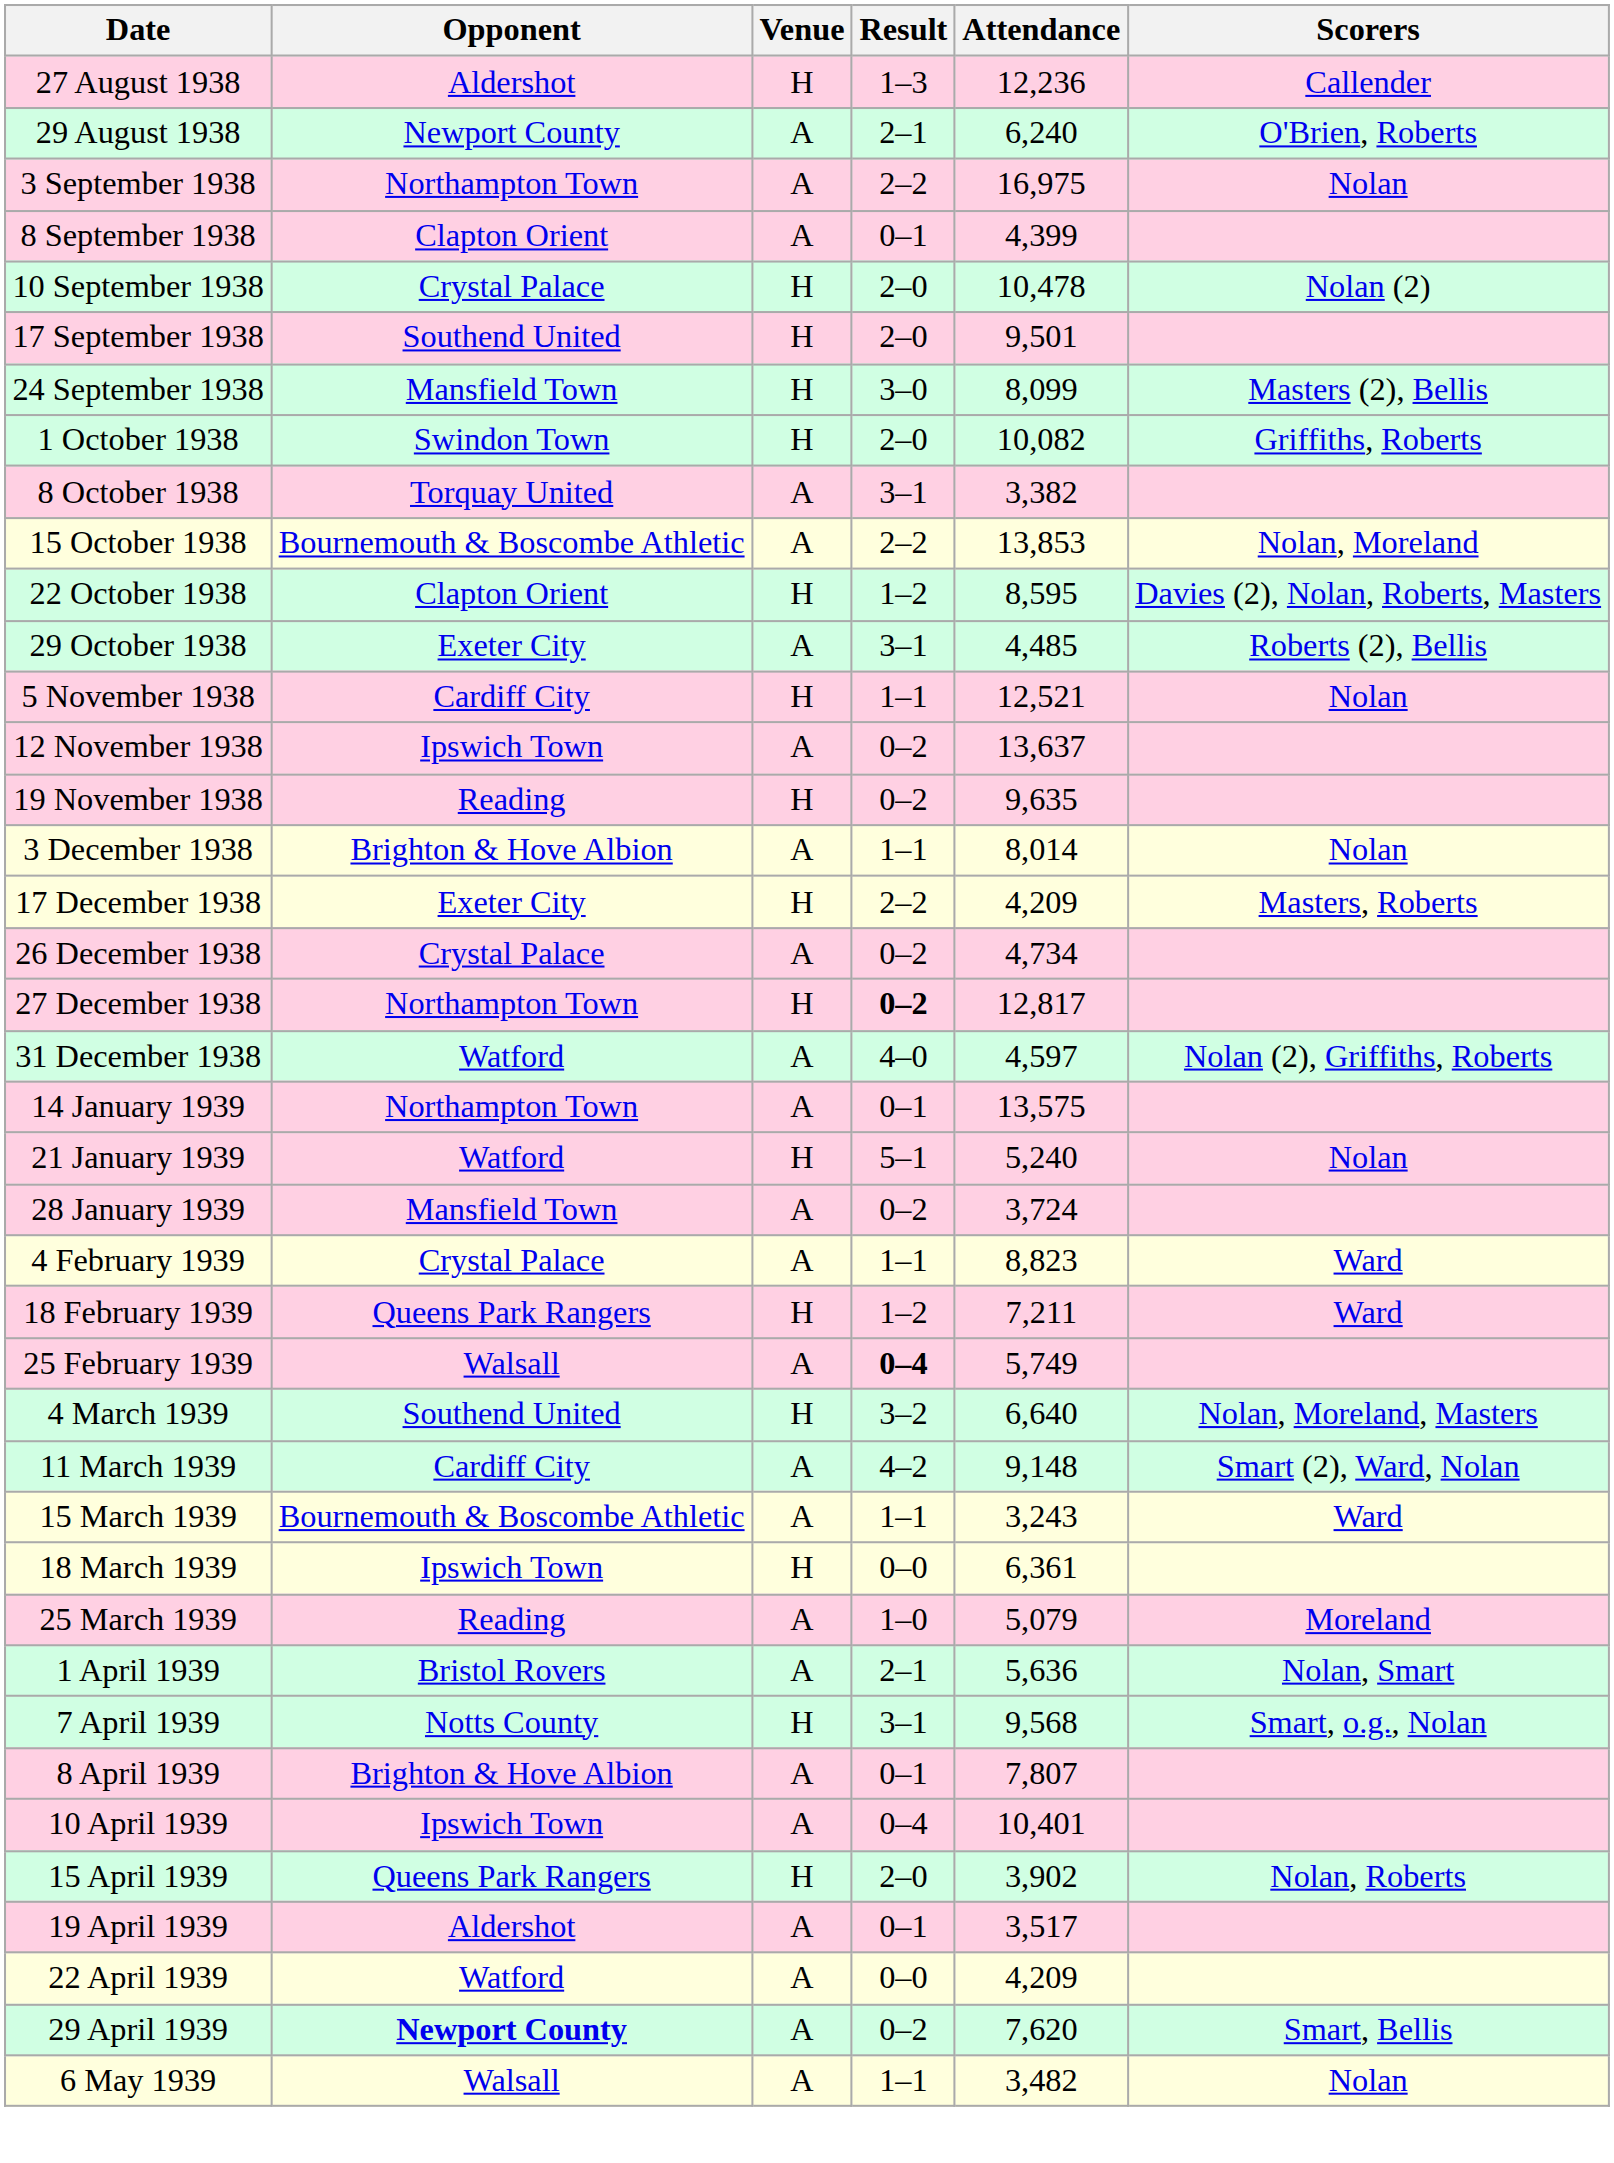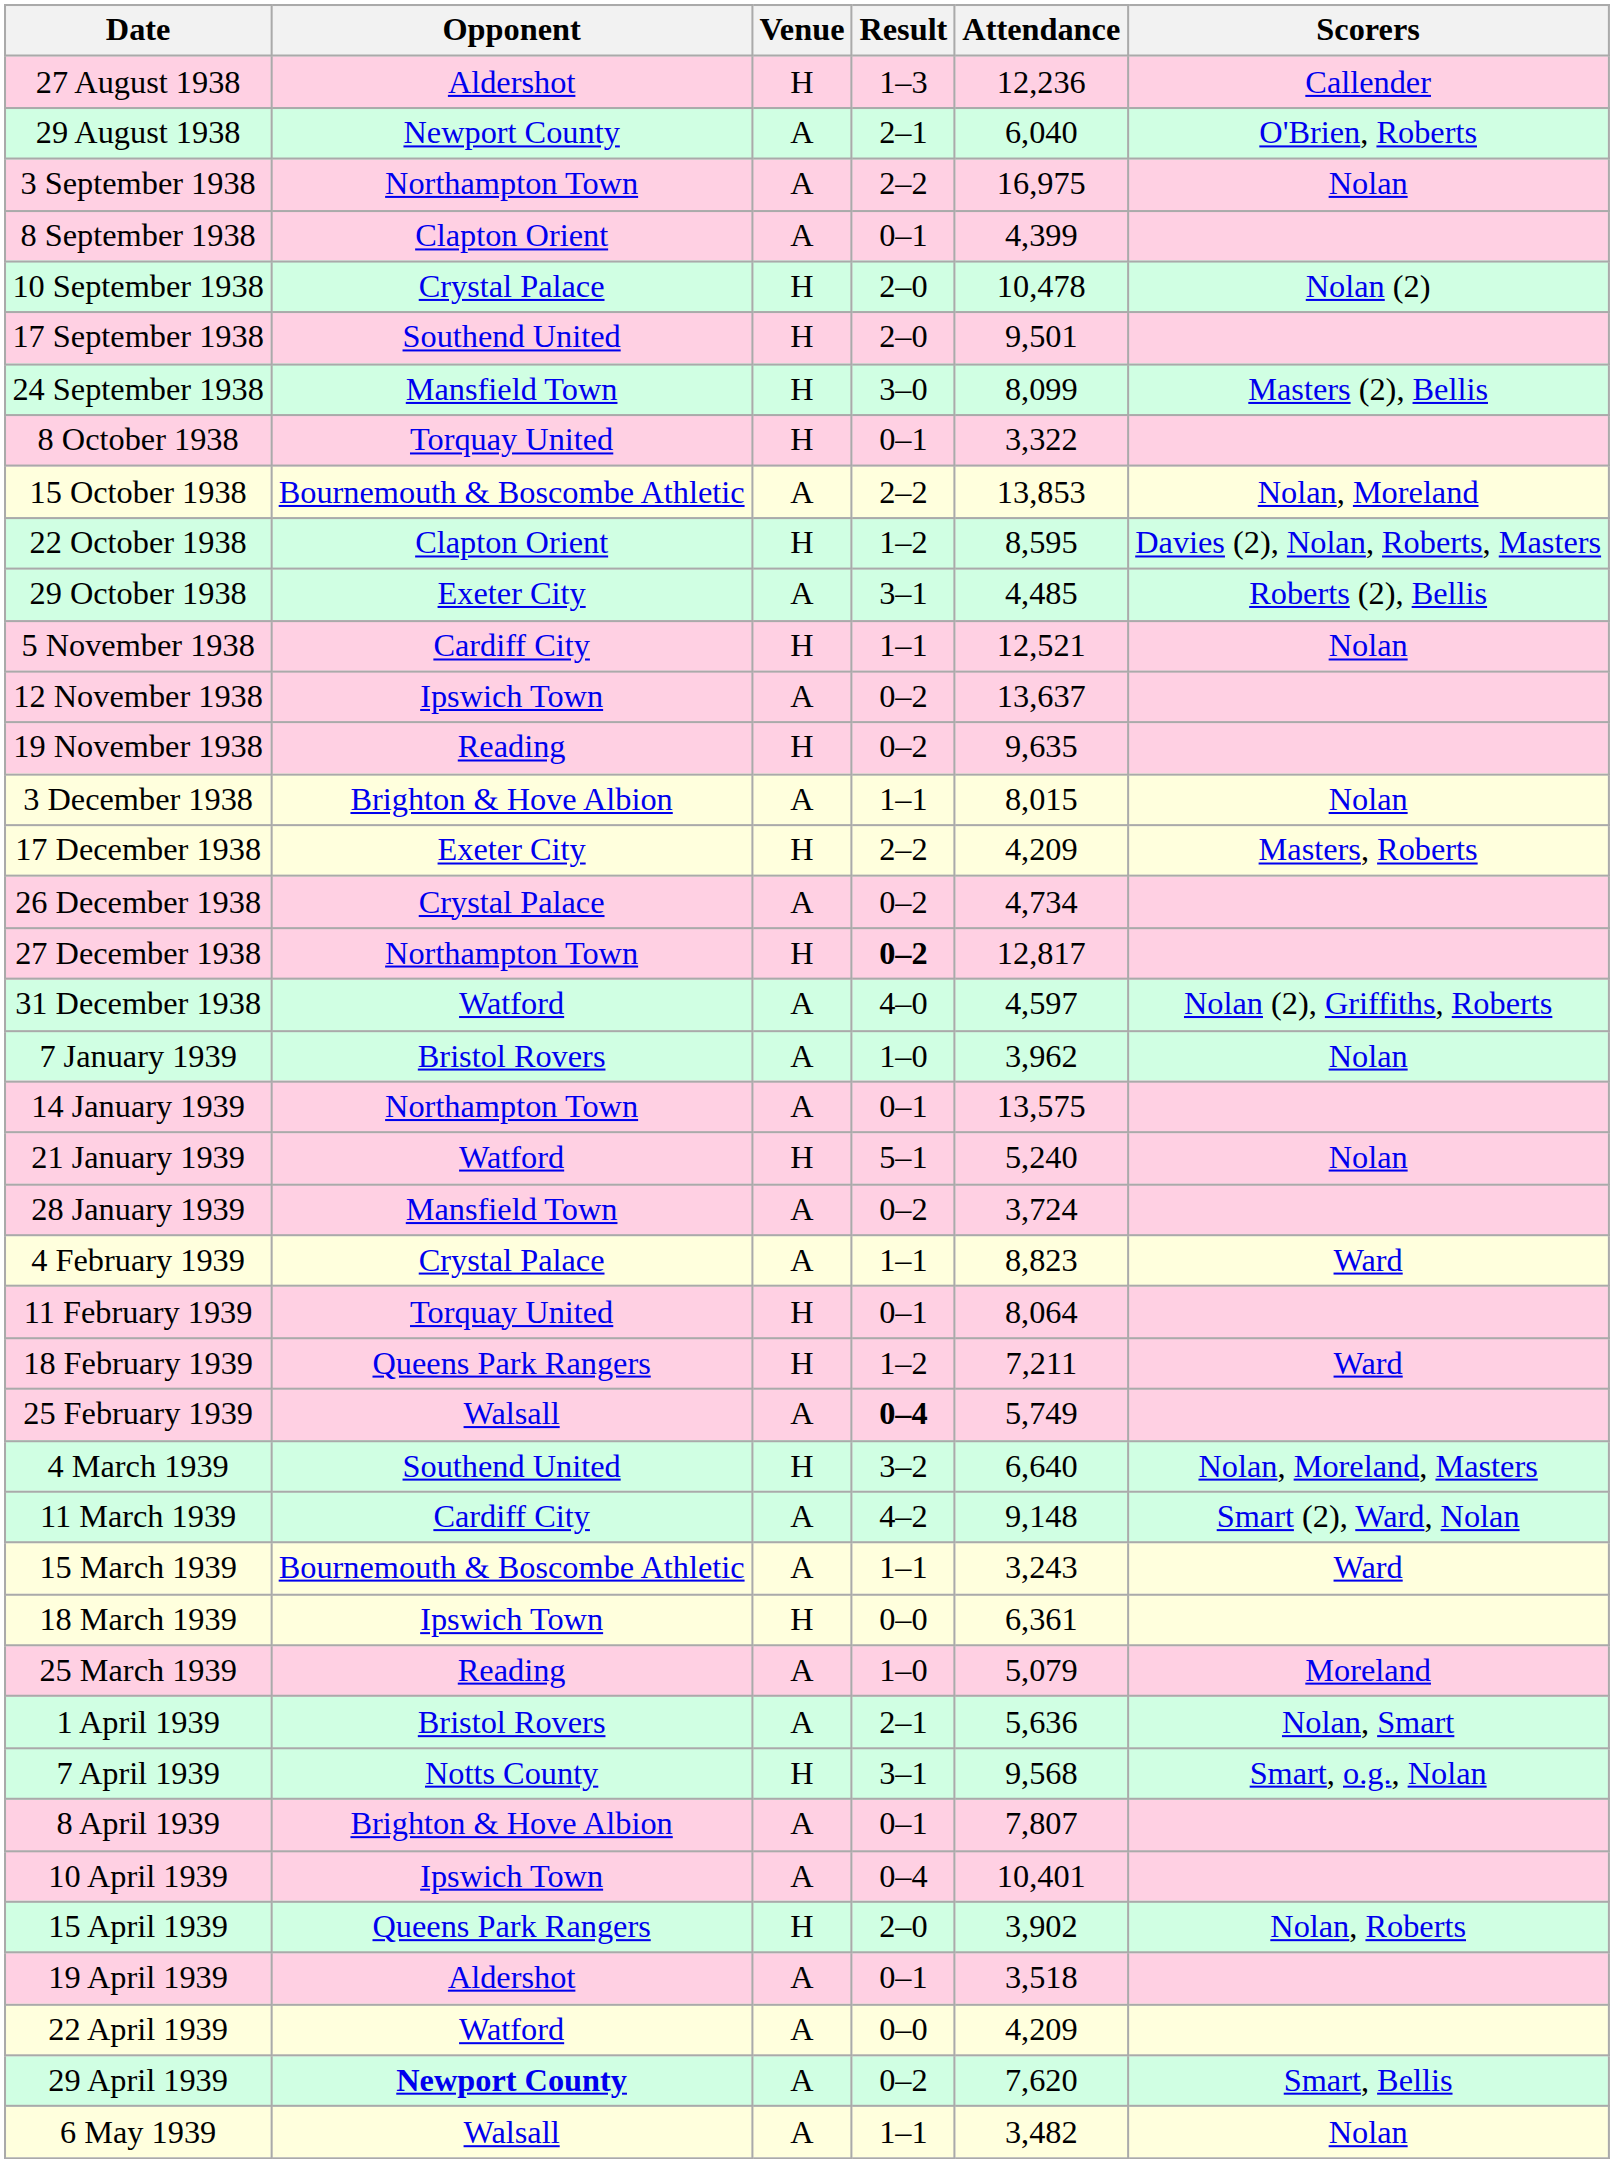(1041, 132) 6,240 -> (1041, 132) 6,040
- row: (138, 440)
(802, 491) A -> (802, 440) H
(903, 491) 3–1 -> (903, 440) 0–1
(1041, 491) 3,382 -> (1041, 440) 3,322
(1041, 850) 8,014 -> (1041, 798) 8,015
+ row: (138, 1055)
+ row: (138, 1311)
(1041, 1926) 3,517 -> (1041, 1977) 3,518
